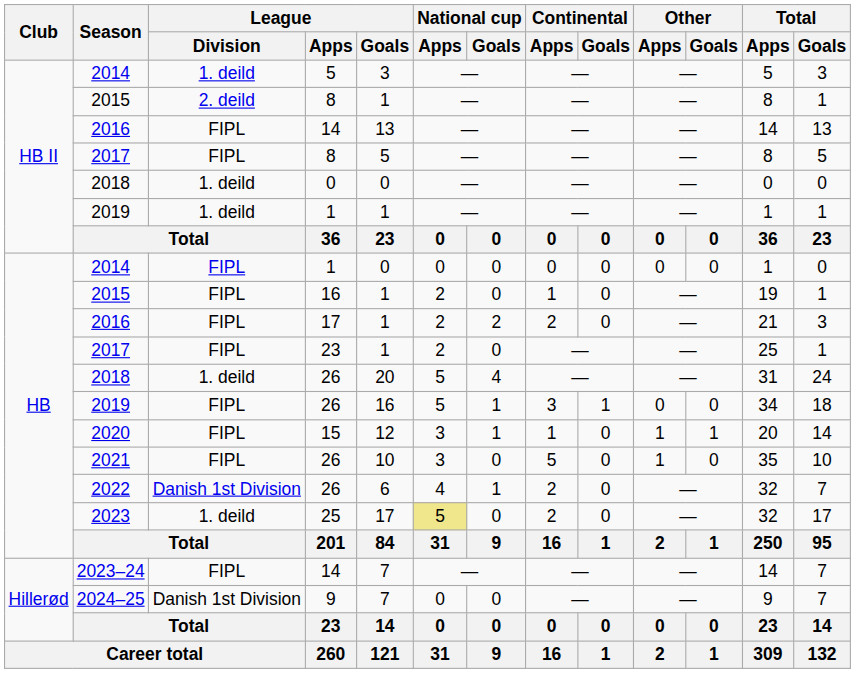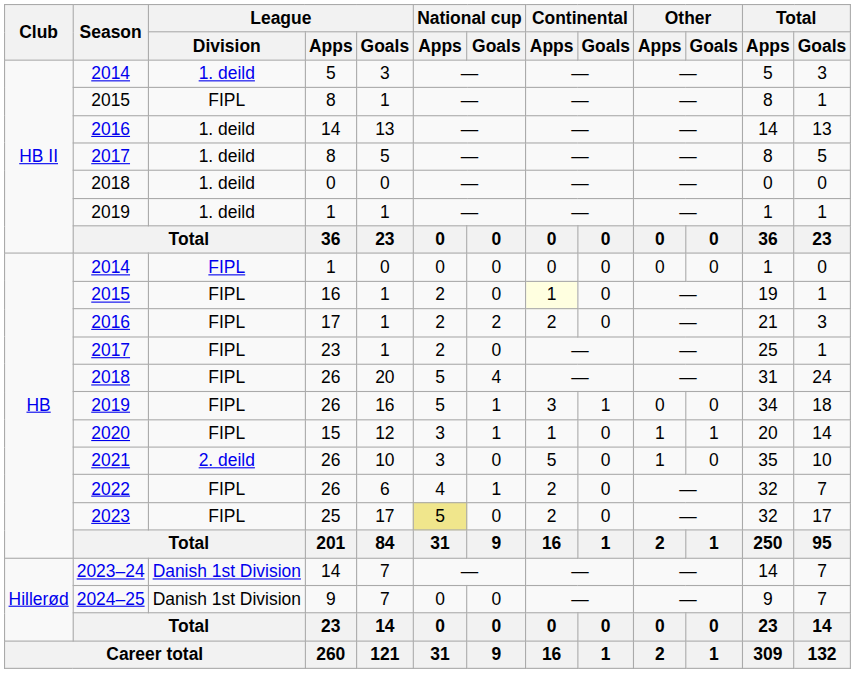(227, 101) 2. deild -> (227, 101) FIPL
(227, 128) FIPL -> (227, 128) 1. deild
(227, 156) FIPL -> (227, 156) 1. deild
(552, 294) no background -> (552, 294) lightyellow background
(227, 377) 1. deild -> (227, 377) FIPL
(227, 460) FIPL -> (227, 460) 2. deild
(227, 488) Danish 1st Division -> (227, 488) FIPL
(227, 516) 1. deild -> (227, 516) FIPL
(227, 571) FIPL -> (227, 571) Danish 1st Division
